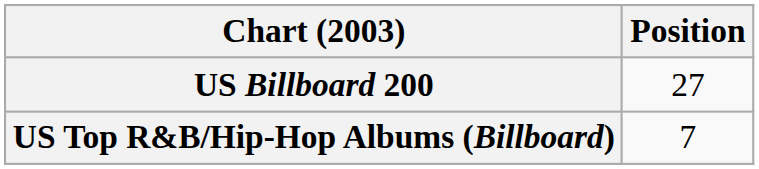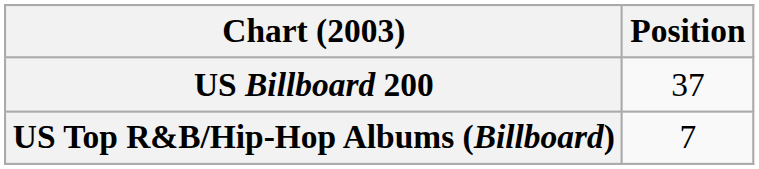(688, 84) 27 -> (688, 84) 37
